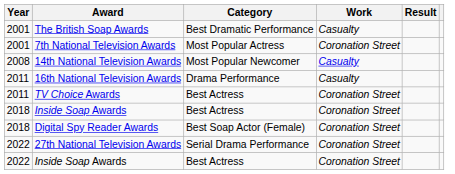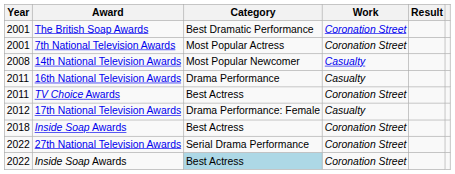(339, 29) Casualty -> (366, 29) Coronation Street
+ row: (18, 111)
- row: (18, 128)
(215, 161) no background -> (215, 161) lightblue background
